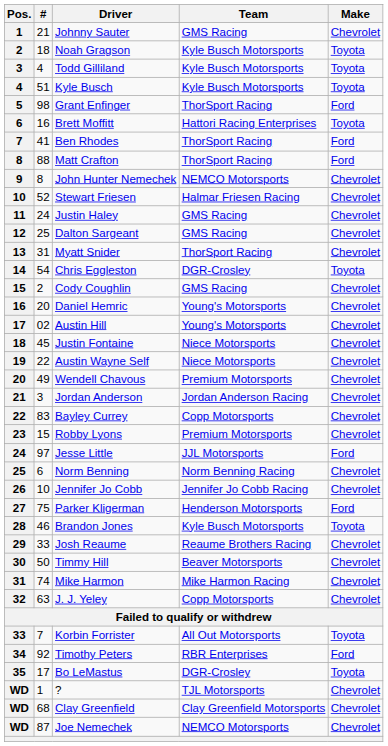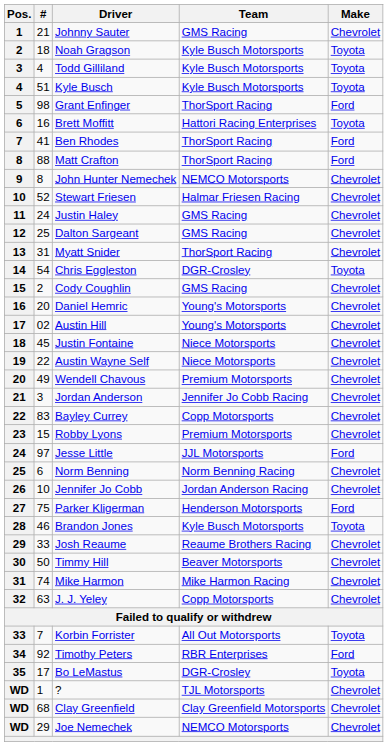(245, 398) Jordan Anderson Racing -> (245, 398) Jennifer Jo Cobb Racing
(245, 489) Jennifer Jo Cobb Racing -> (245, 489) Jordan Anderson Racing
(43, 727) 87 -> (43, 727) 29
